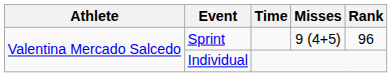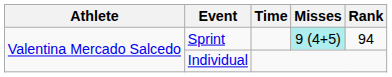(318, 39) no background -> (318, 39) paleturquoise background
(366, 39) 96 -> (366, 39) 94
